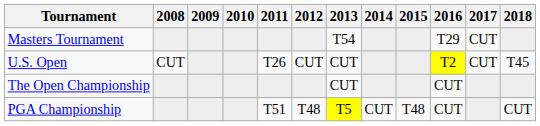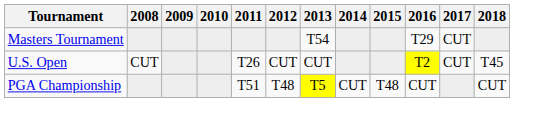- row: (79, 86)
